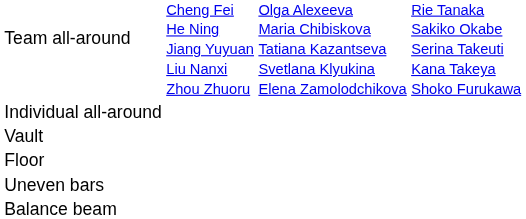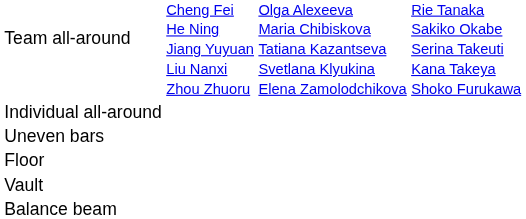rows swapped: (24, 136) <-> (54, 184)
